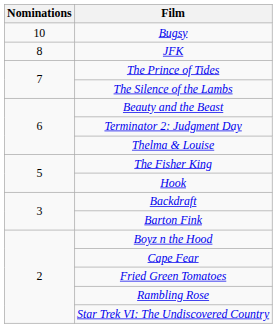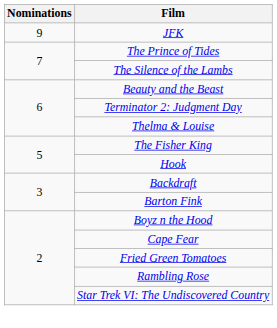- row: (173, 32)
(39, 51) 8 -> (39, 32) 9
